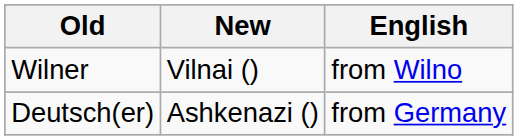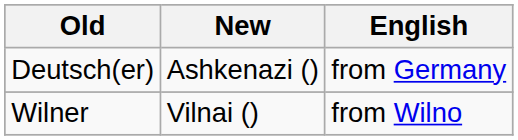rows swapped: (83, 112) <-> (50, 69)
